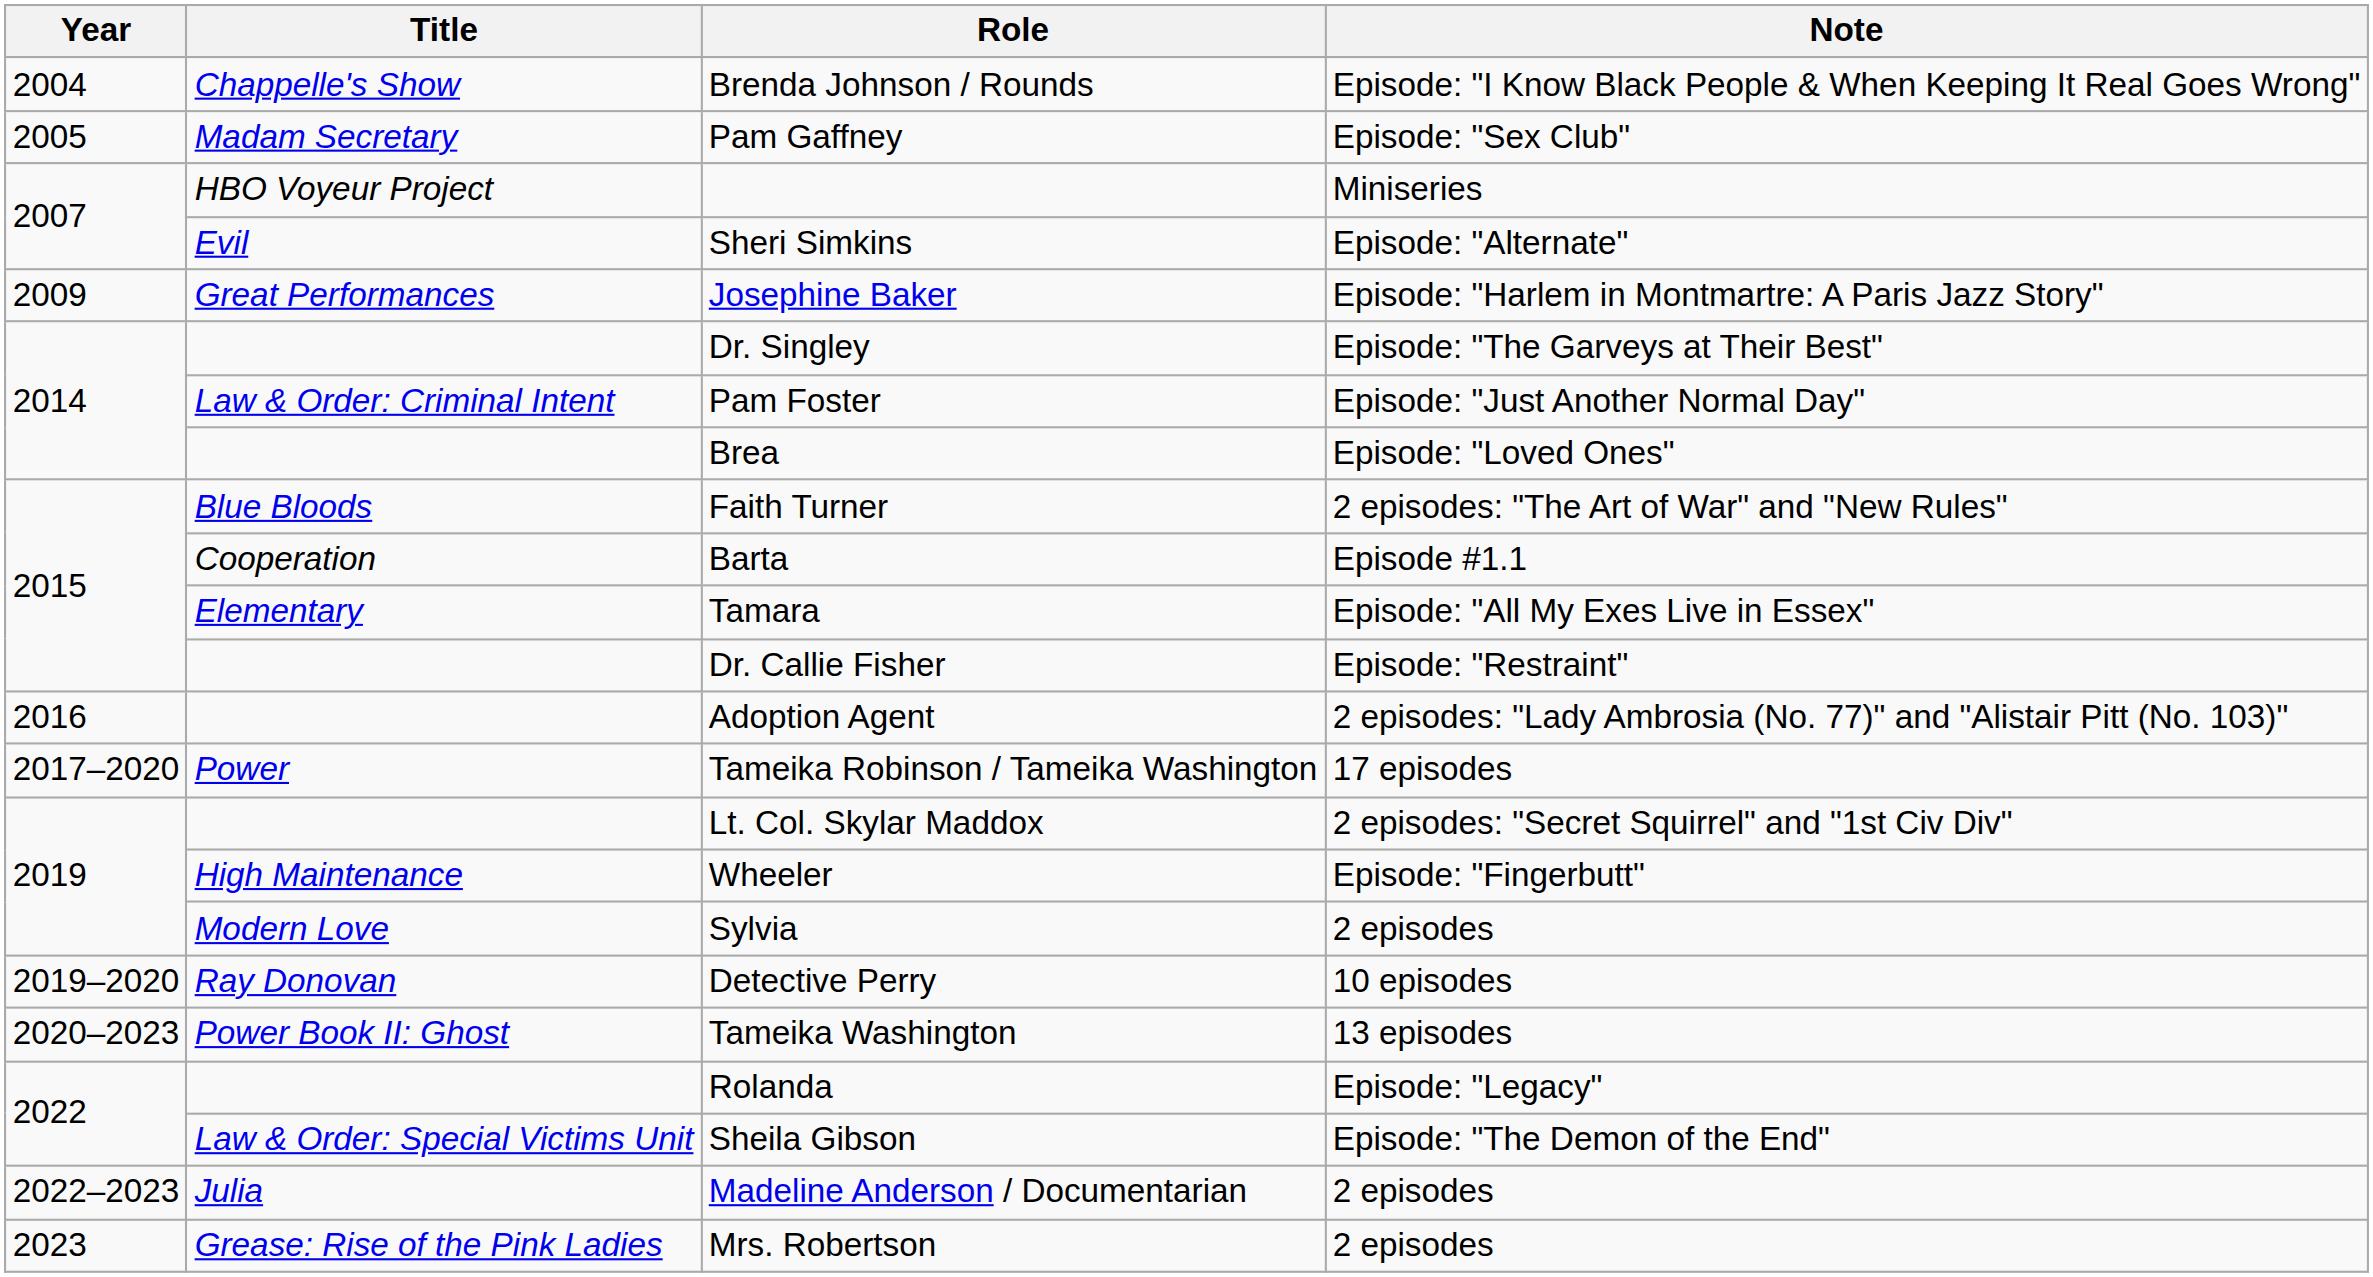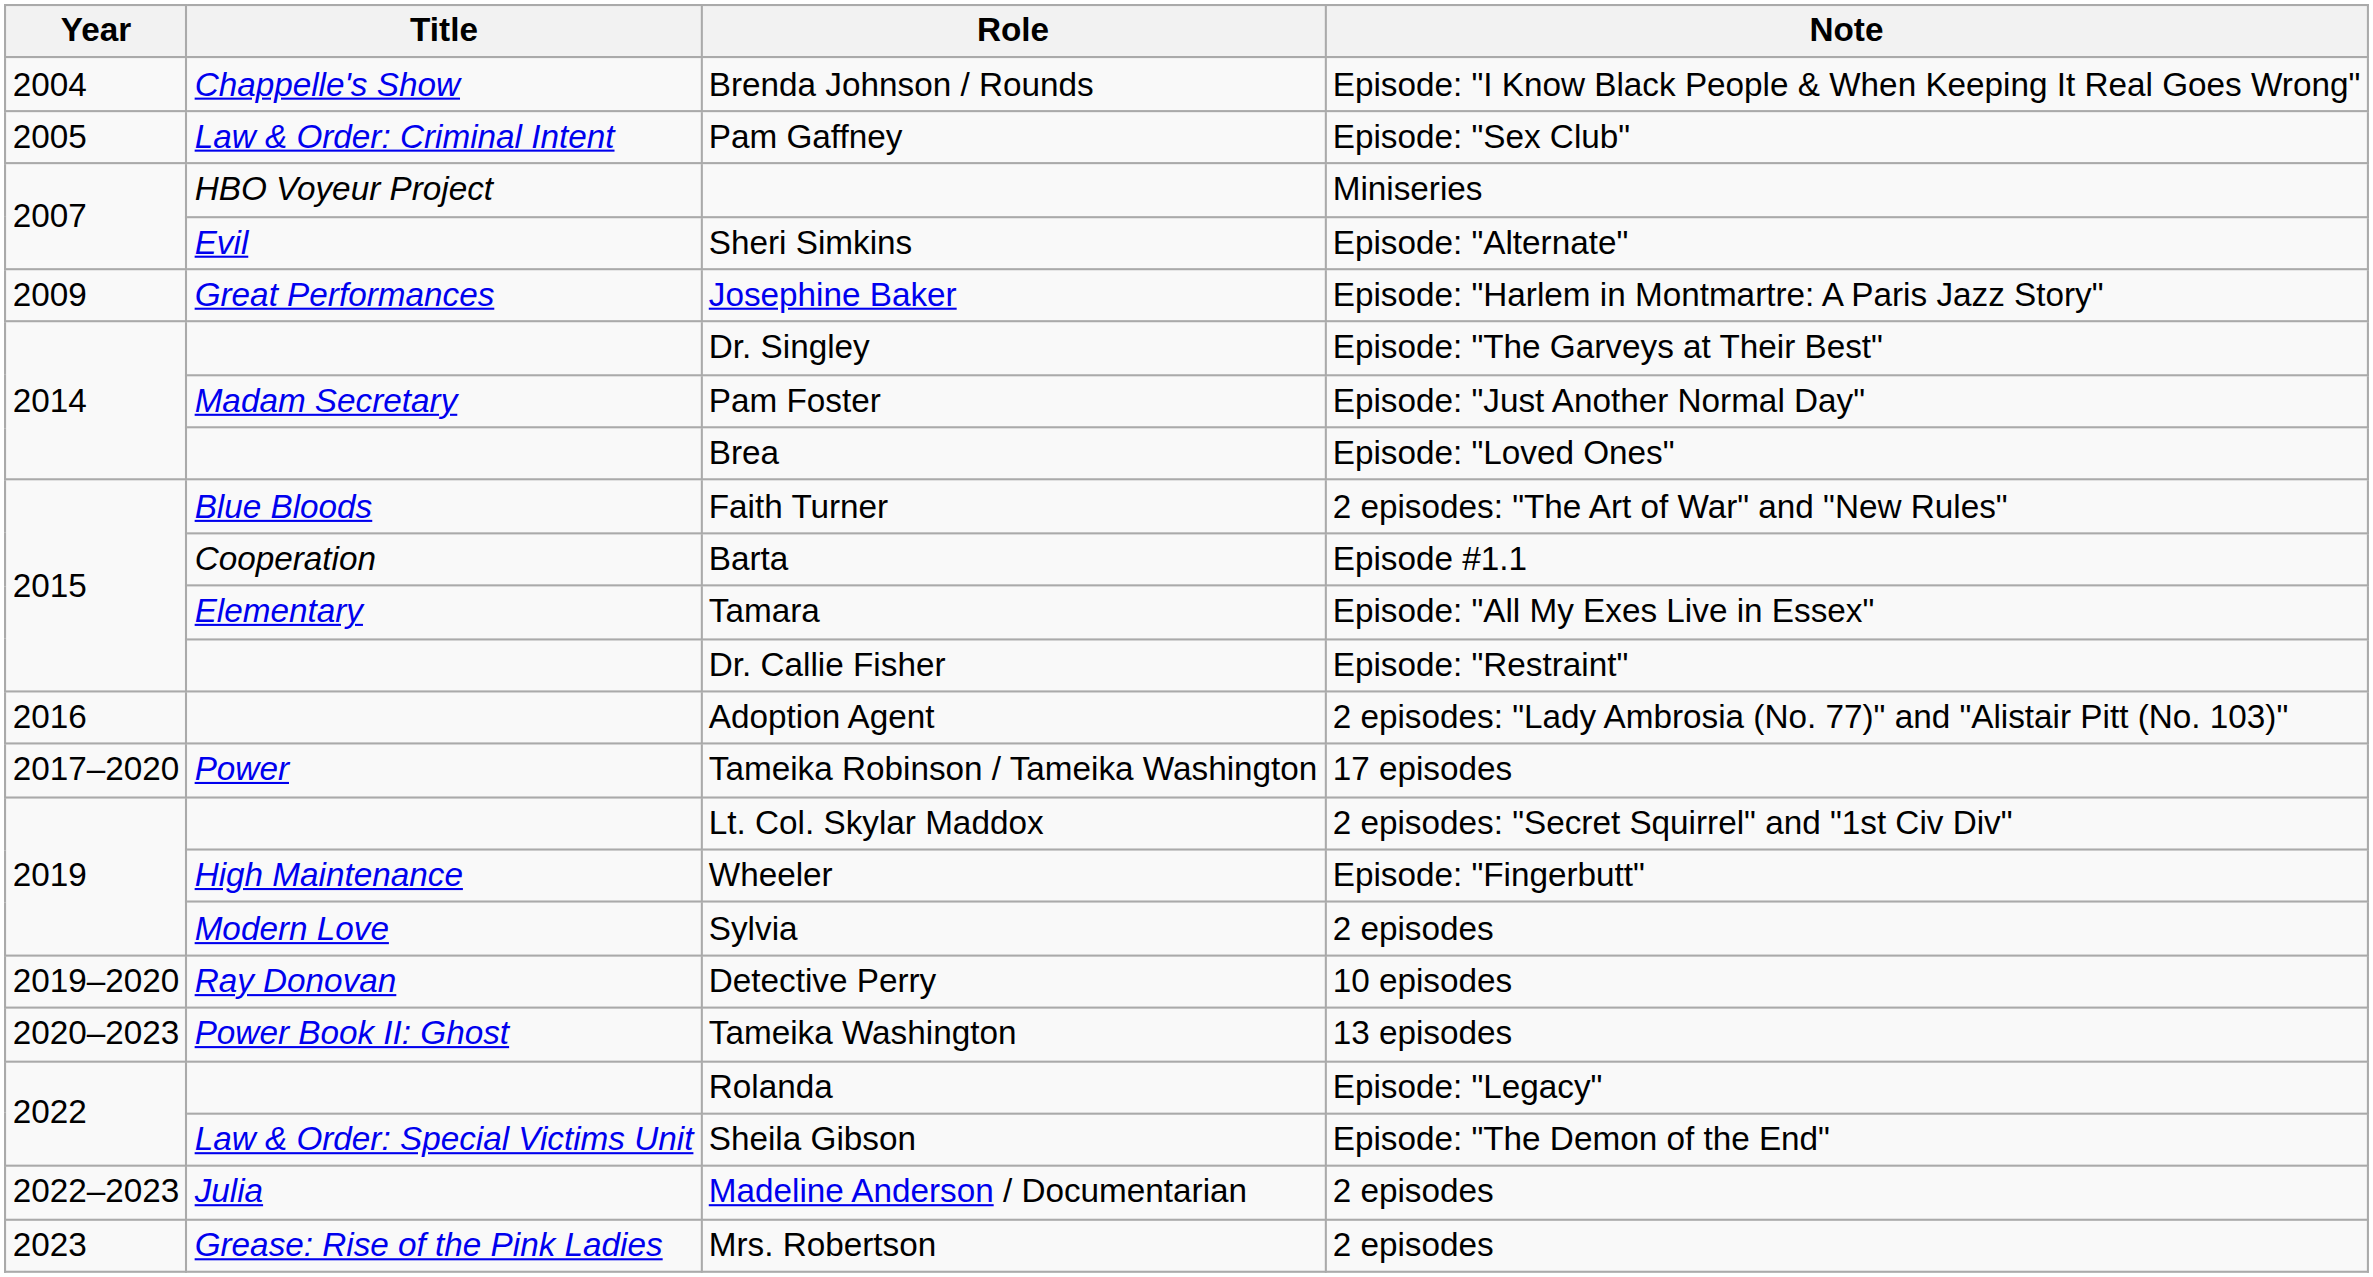(326, 136) Madam Secretary -> (405, 136) Law & Order: Criminal Intent
(405, 400) Law & Order: Criminal Intent -> (326, 400) Madam Secretary
